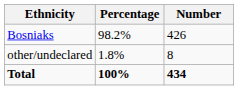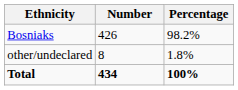columns swapped: (199, 14) <-> (130, 14)
